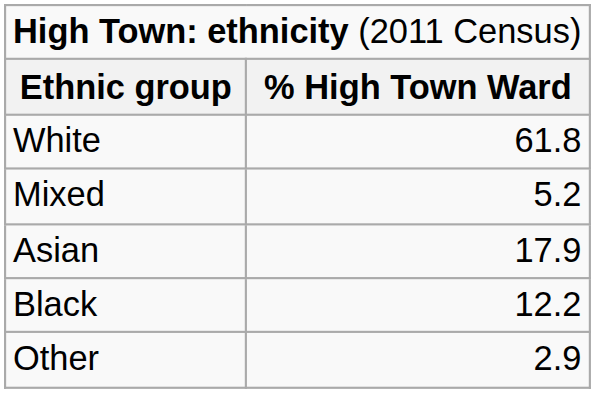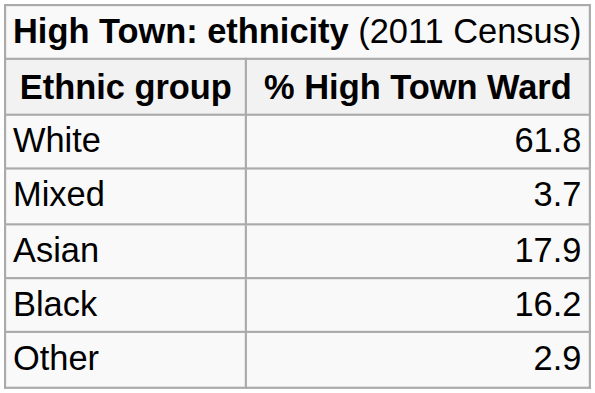(557, 195) 5.2 -> (557, 195) 3.7
(548, 304) 12.2 -> (548, 304) 16.2
